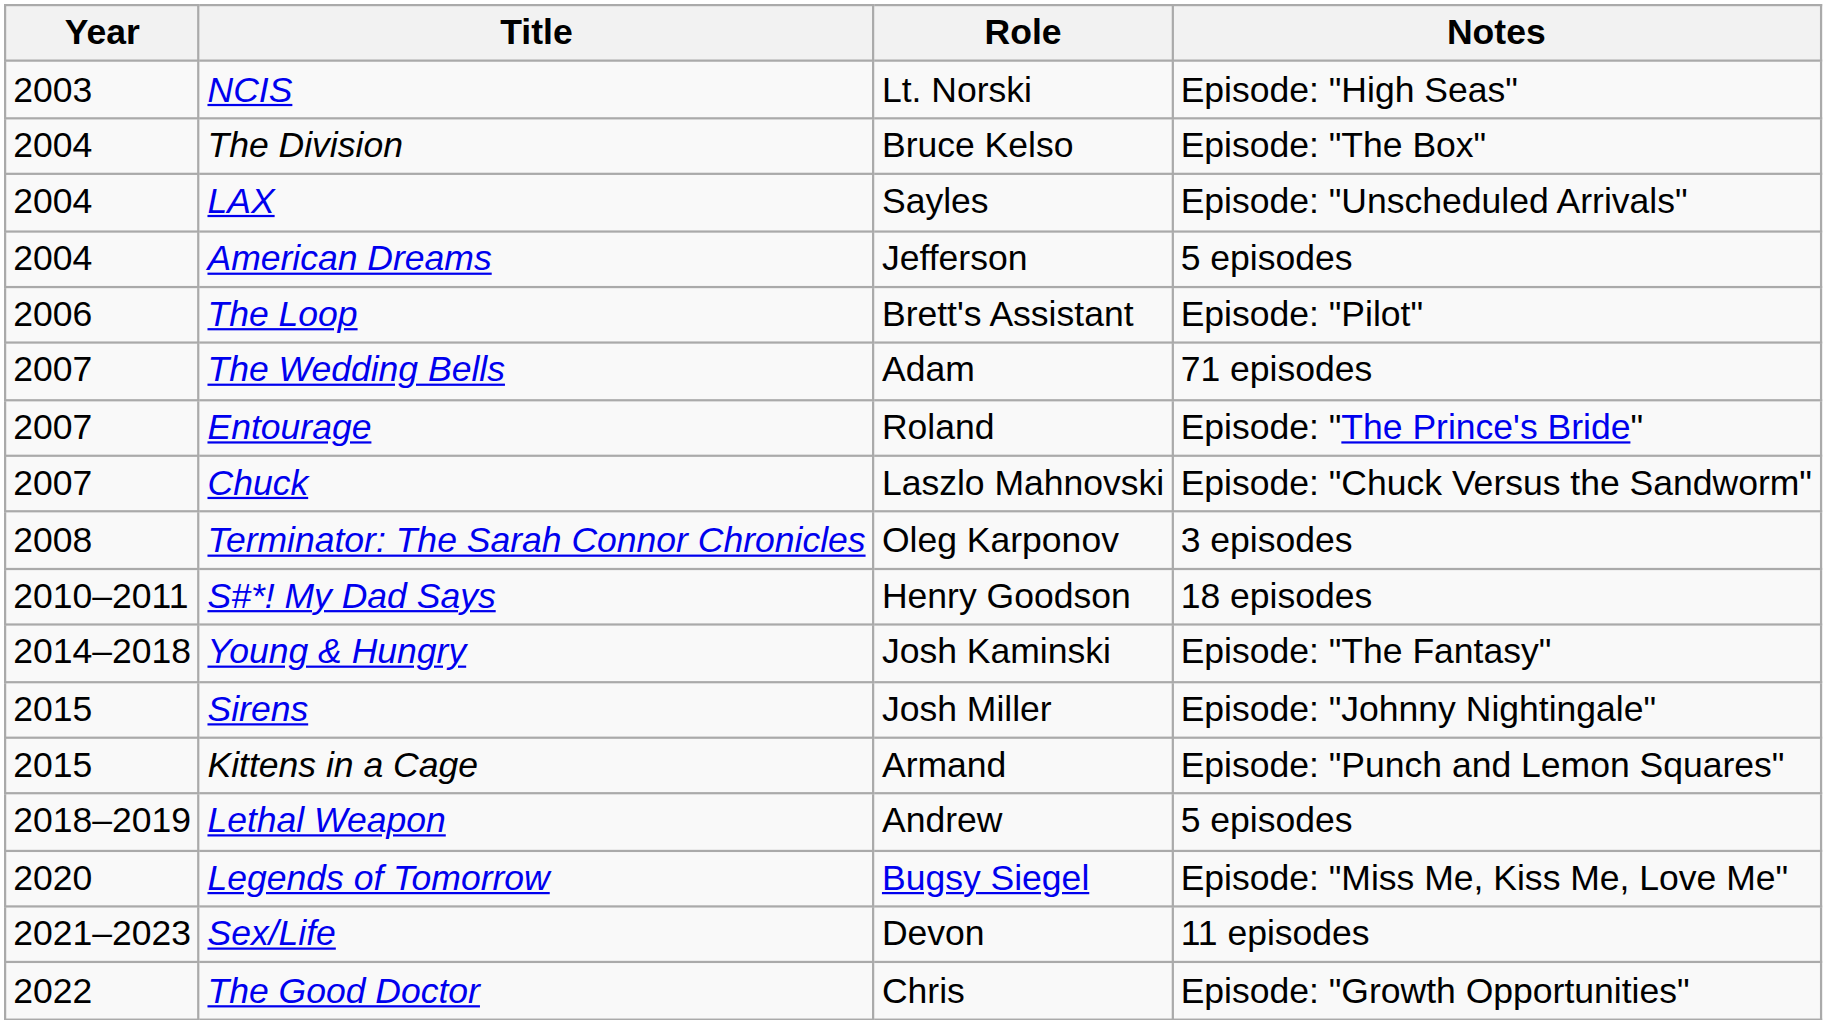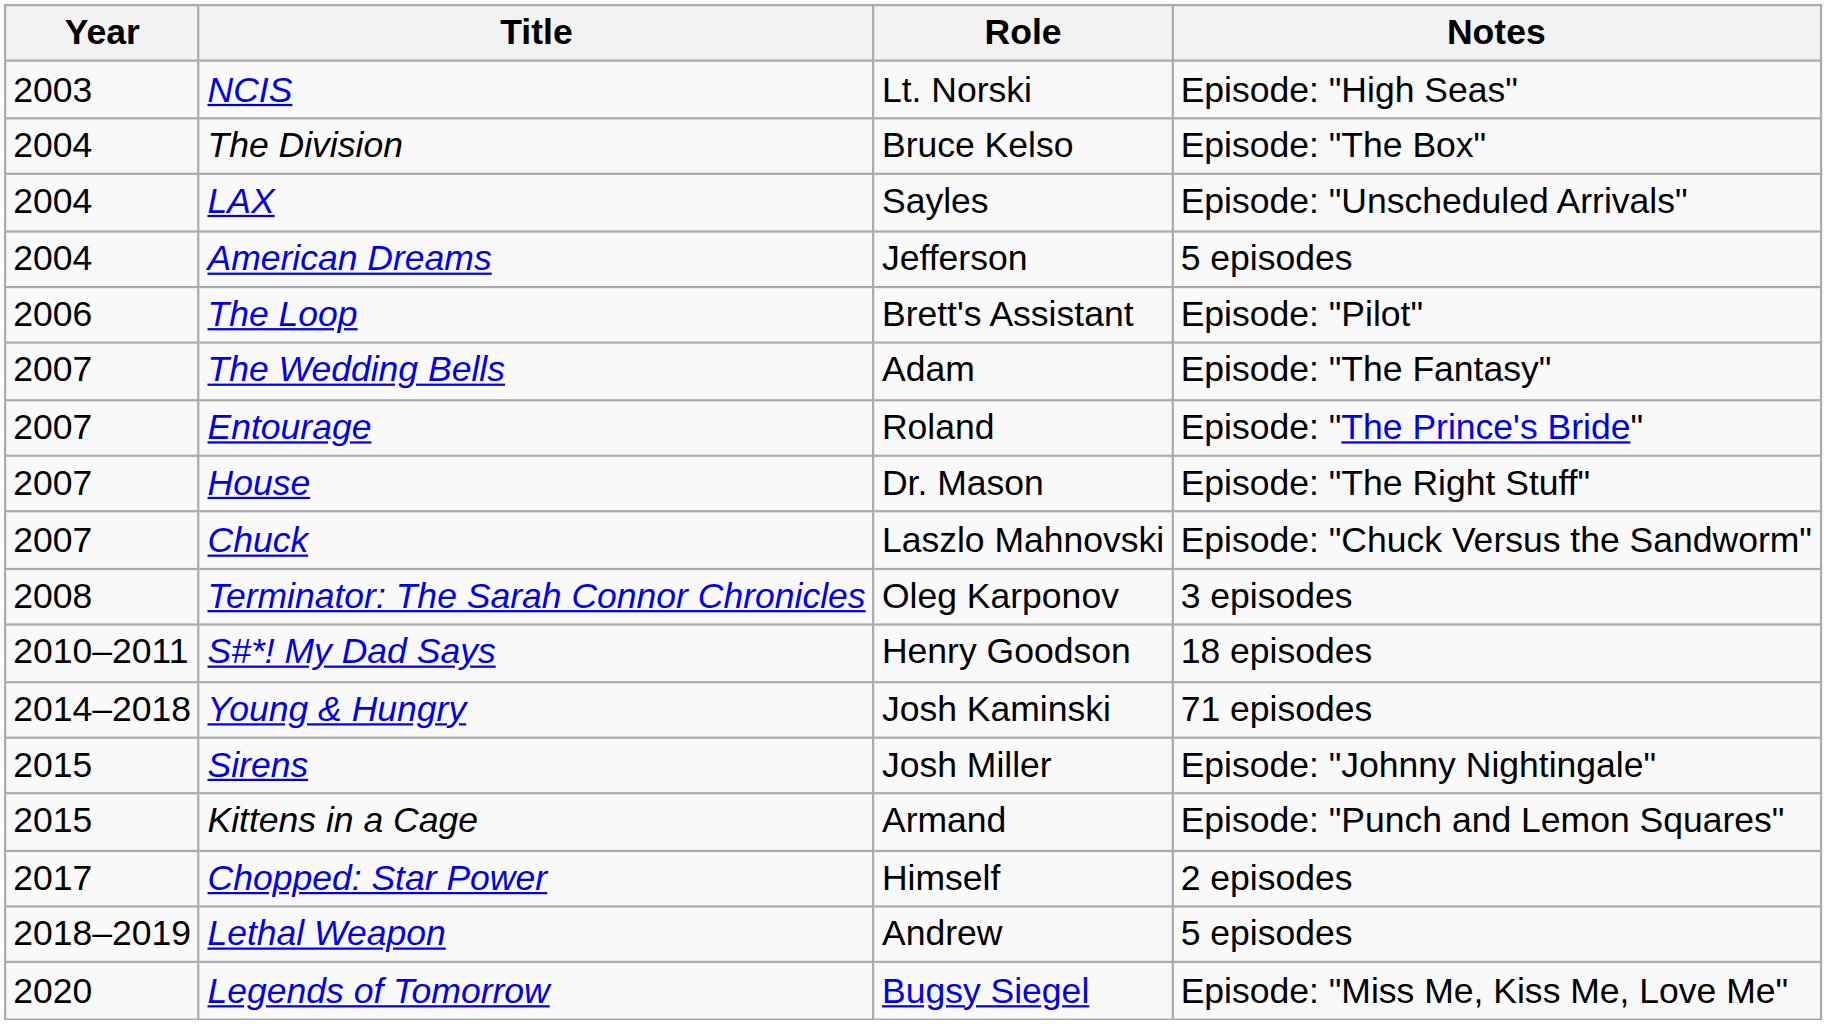(1276, 370) 71 episodes -> (1366, 370) Episode: "The Fantasy"
+ row: (259, 483)
(1366, 652) Episode: "The Fantasy" -> (1276, 708) 71 episodes
+ row: (377, 877)
- row: (272, 933)
- row: (344, 990)
